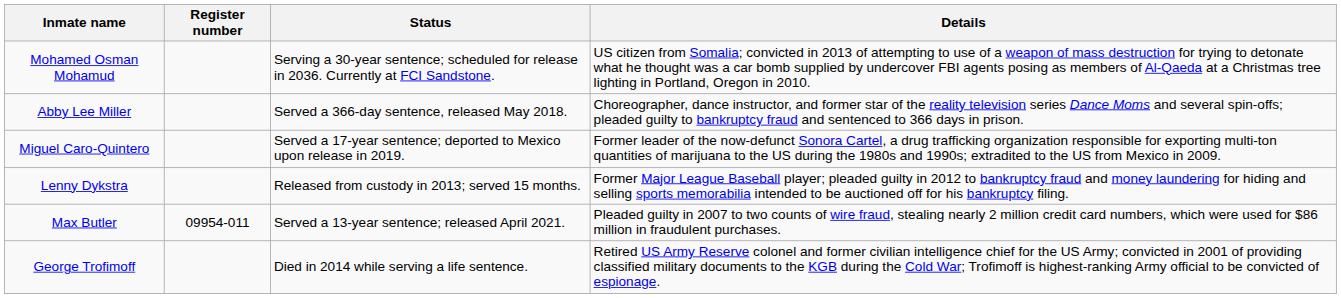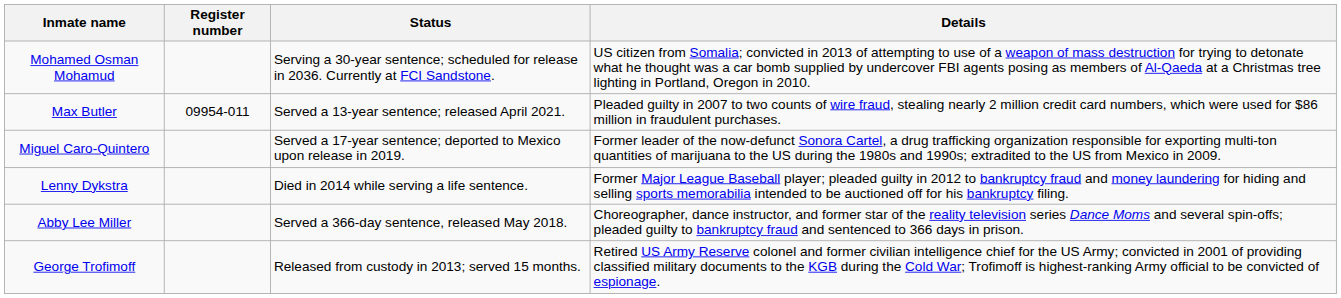rows swapped: (84, 111) <-> (84, 222)
(427, 185) Released from custody in 2013; served 15 months. -> (401, 185) Died in 2014 while serving a life sentence.
(401, 267) Died in 2014 while serving a life sentence. -> (427, 267) Released from custody in 2013; served 15 months.
